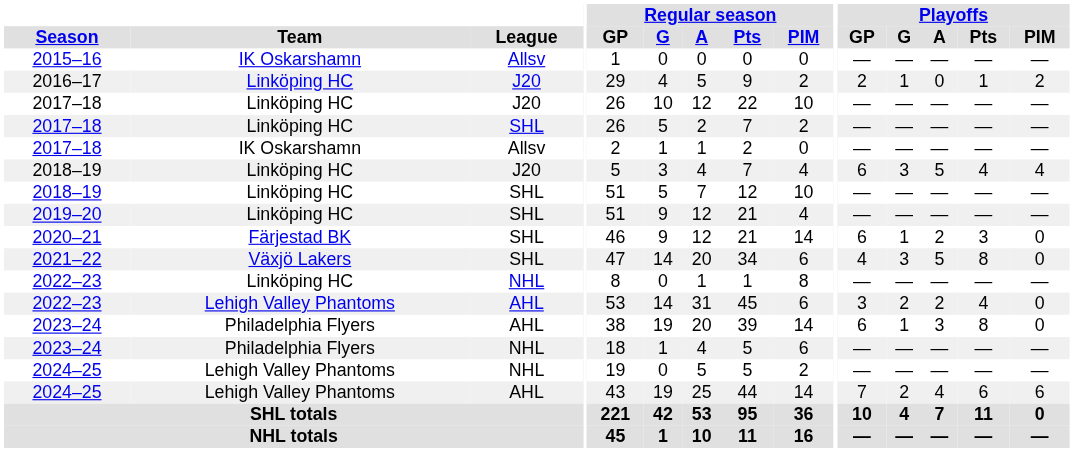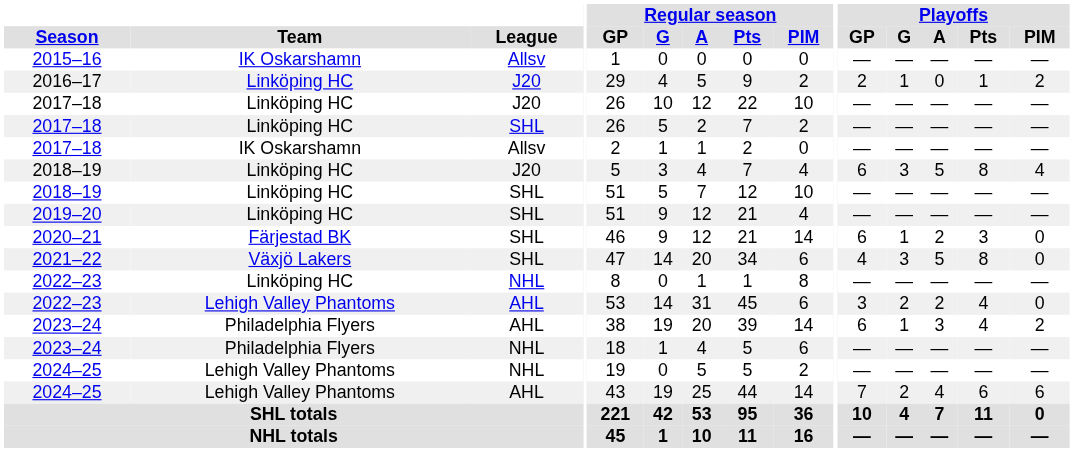(983, 170) 4 -> (983, 170) 8
(983, 325) 8 -> (983, 325) 4
(1040, 325) 0 -> (1040, 325) 2
